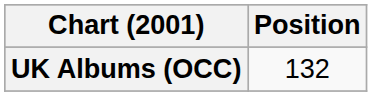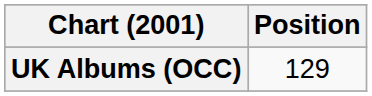(307, 68) 132 -> (307, 68) 129
